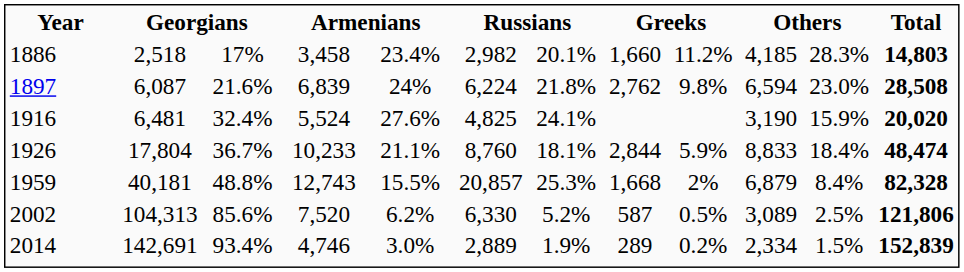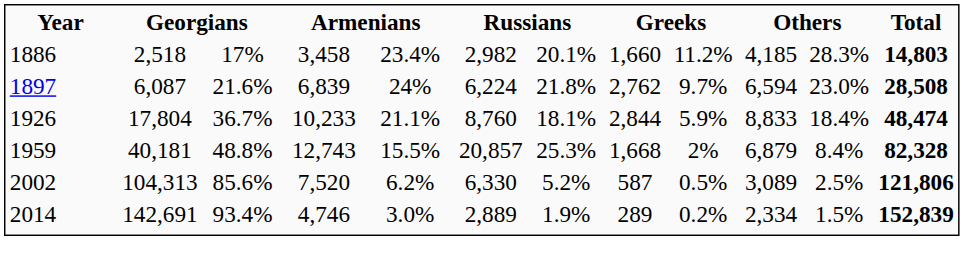(703, 86) 9.8% -> (703, 86) 9.7%
- row: (33, 118)
